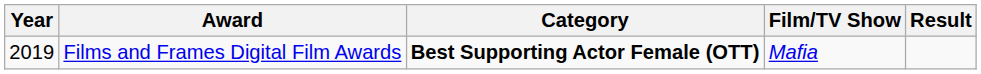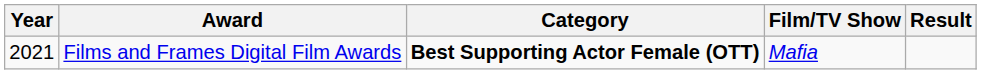(32, 52) 2019 -> (32, 52) 2021
